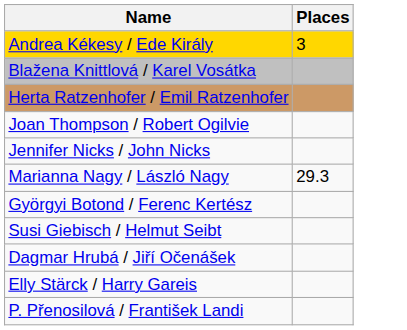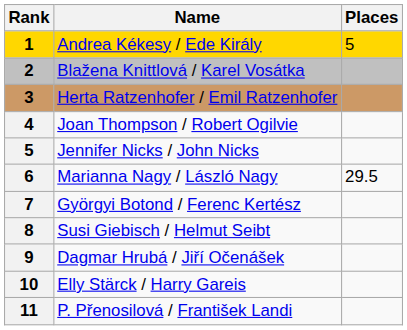+ column: (29, 17)
(301, 44) 3 -> (350, 44) 5
(313, 177) 29.3 -> (361, 177) 29.5
